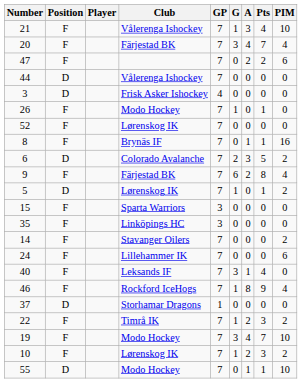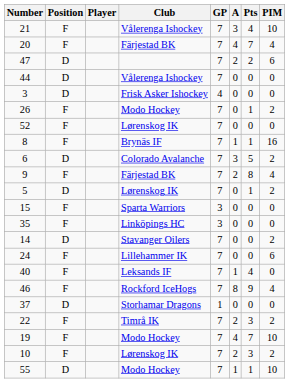- column: (236, 12)
(65, 61) F -> (65, 61) D
(285, 110) 0 -> (272, 110) 2
(65, 239) F -> (65, 239) D
